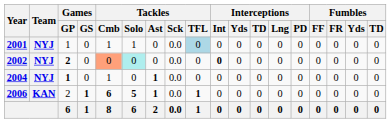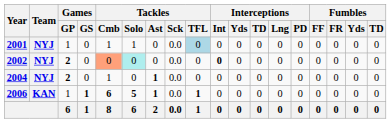(68, 77) 1 -> (68, 77) 2
(68, 93) 2 -> (68, 93) 1
